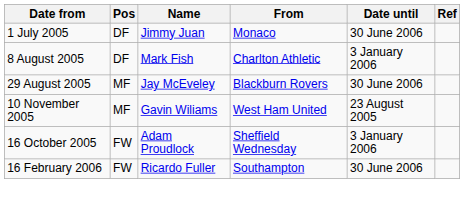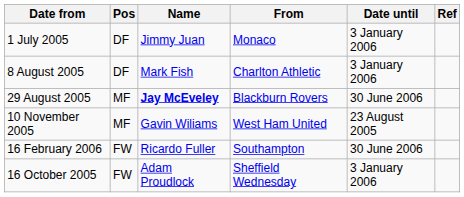(386, 33) 30 June 2006 -> (376, 39) 3 January 2006
(178, 84) normal -> (180, 98) bold
rows swapped: (52, 142) <-> (55, 168)
